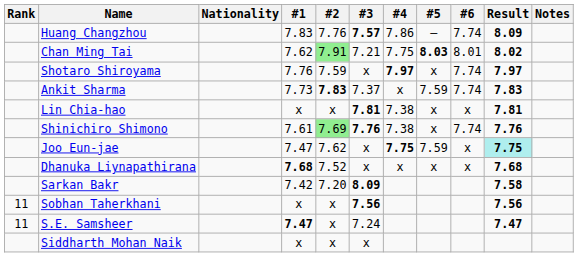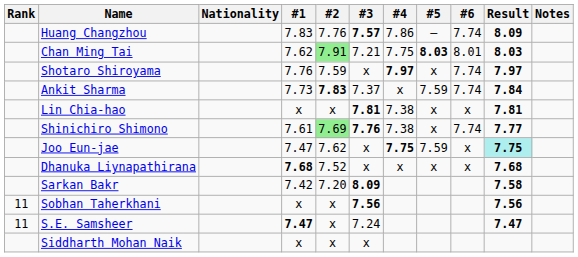(508, 52) 8.02 -> (508, 52) 8.03
(508, 90) 7.83 -> (508, 90) 7.84
(508, 128) 7.76 -> (508, 128) 7.77
